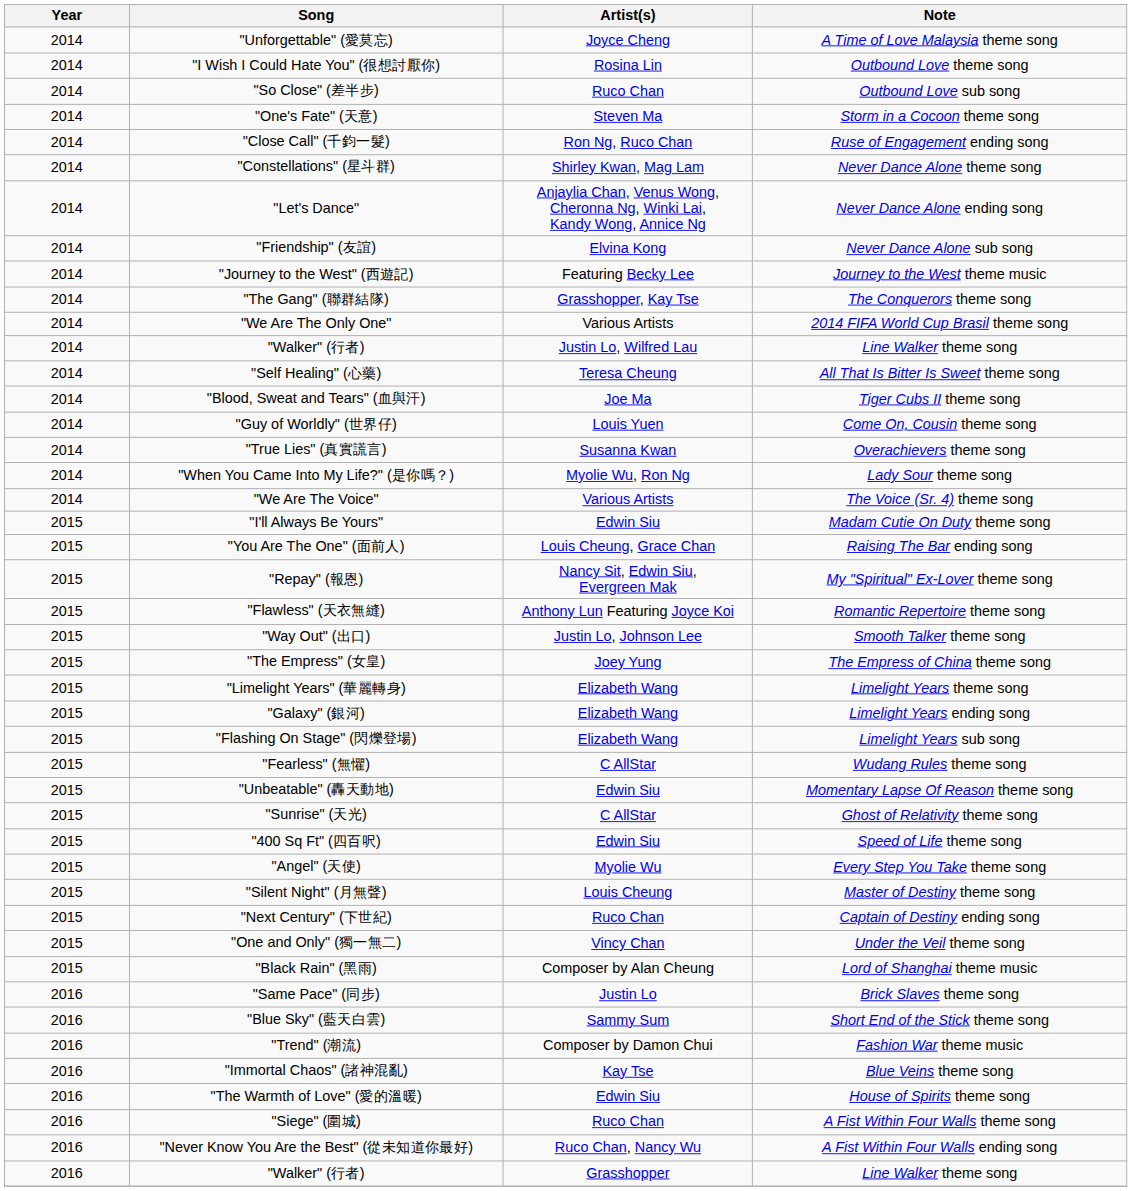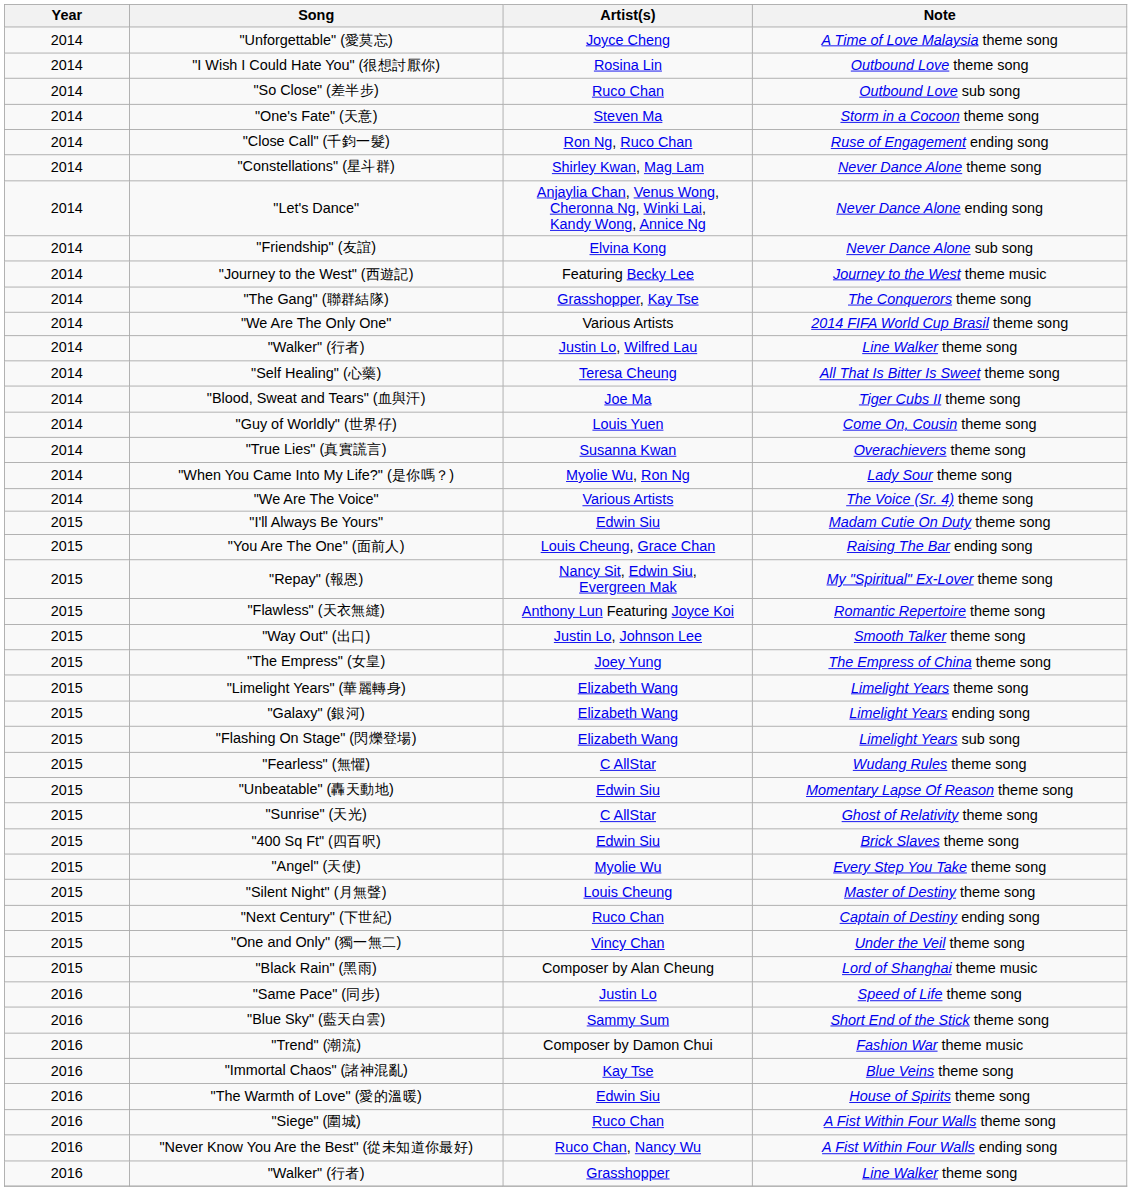(940, 841) Speed of Life theme song -> (940, 841) Brick Slaves theme song
(940, 994) Brick Slaves theme song -> (940, 994) Speed of Life theme song
